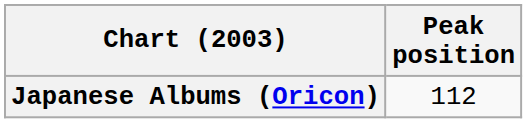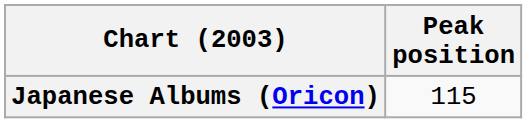(454, 97) 112 -> (454, 97) 115
